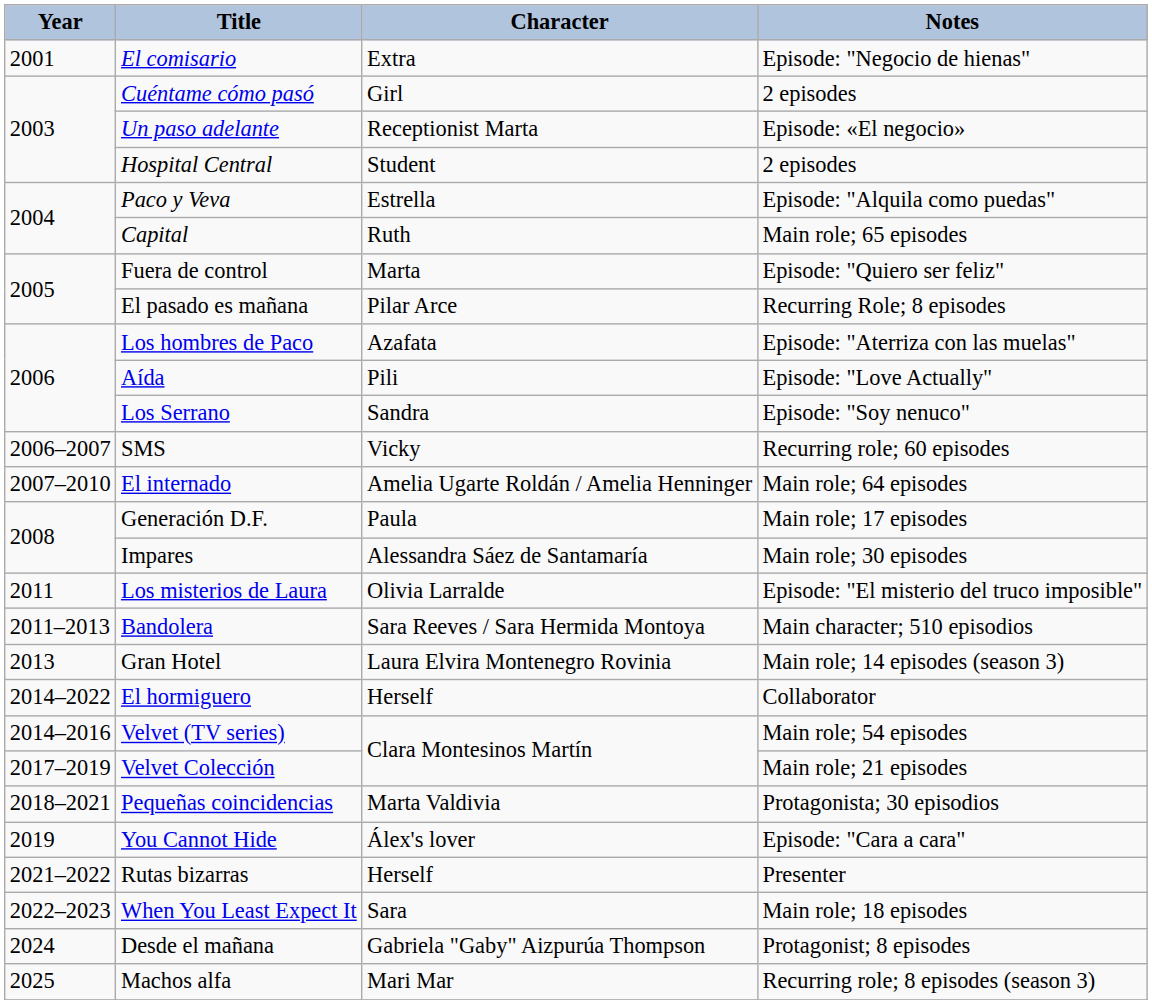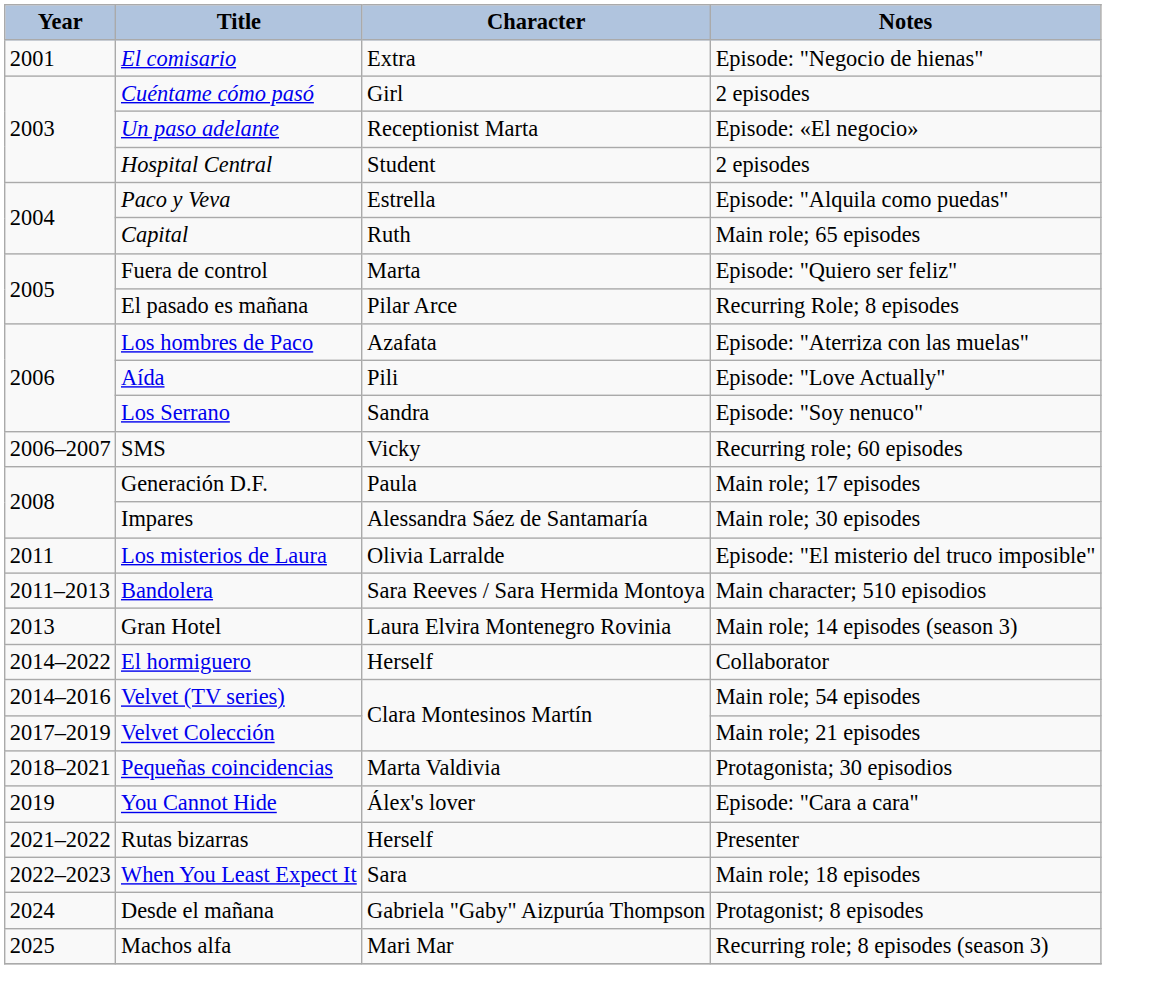- row: (176, 484)
